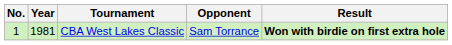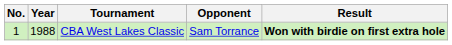(43, 31) 1981 -> (43, 31) 1988
